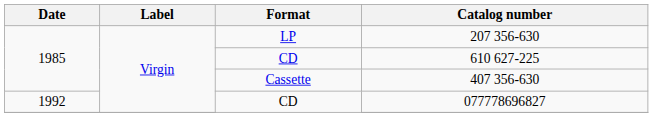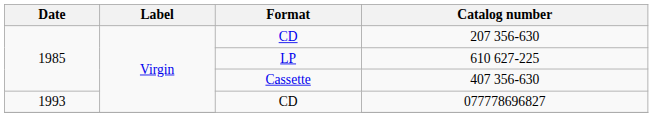(288, 36) LP -> (288, 36) CD
(288, 58) CD -> (288, 58) LP
(52, 101) 1992 -> (52, 101) 1993
